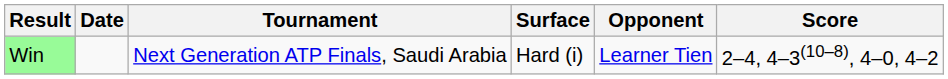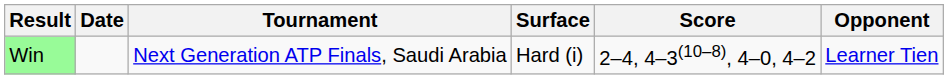columns swapped: (656, 20) <-> (830, 20)
